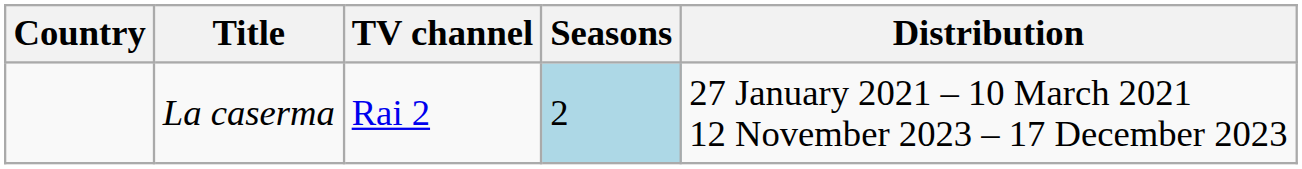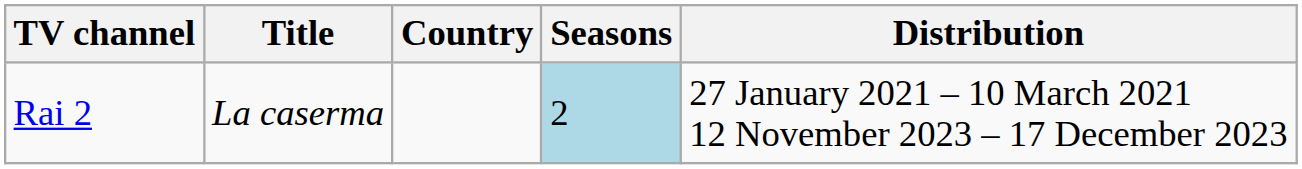columns swapped: (80, 33) <-> (442, 33)
